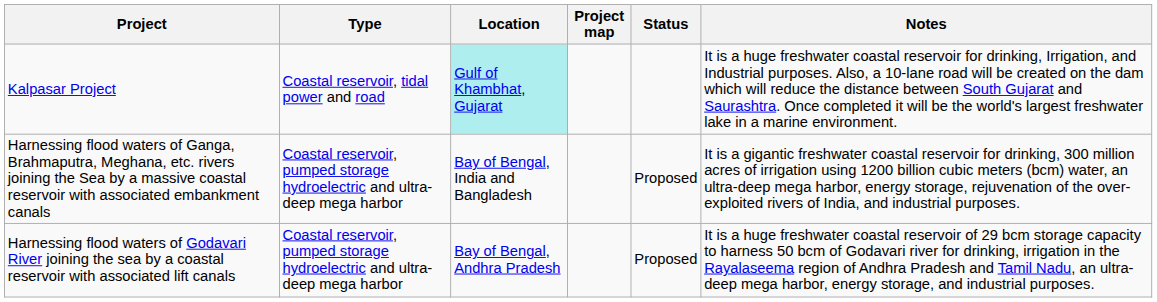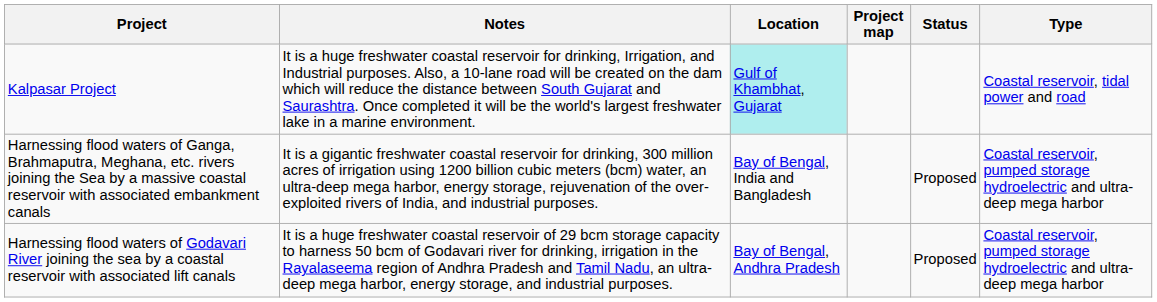columns swapped: (365, 24) <-> (926, 24)
